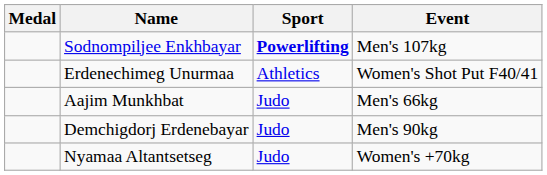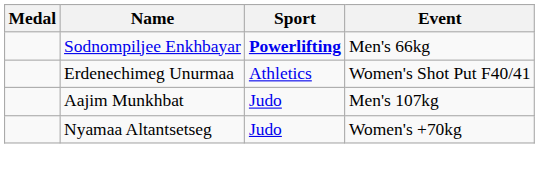(402, 45) Men's 107kg -> (390, 45) Men's 66kg
(397, 101) Men's 66kg -> (394, 101) Men's 107kg
- row: (156, 128)
